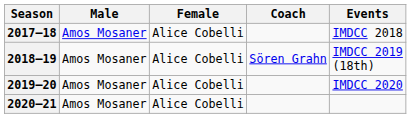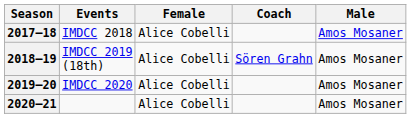columns swapped: (104, 14) <-> (368, 14)
